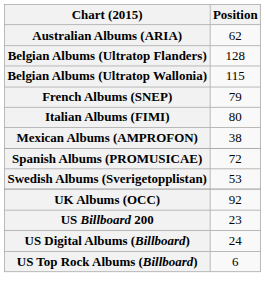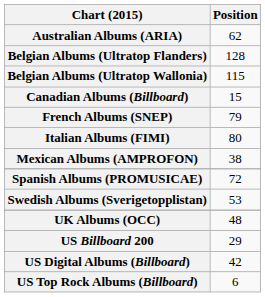+ row: (107, 96)
(235, 199) 92 -> (235, 220) 48
(235, 220) 23 -> (235, 240) 29
(235, 240) 24 -> (235, 261) 42
